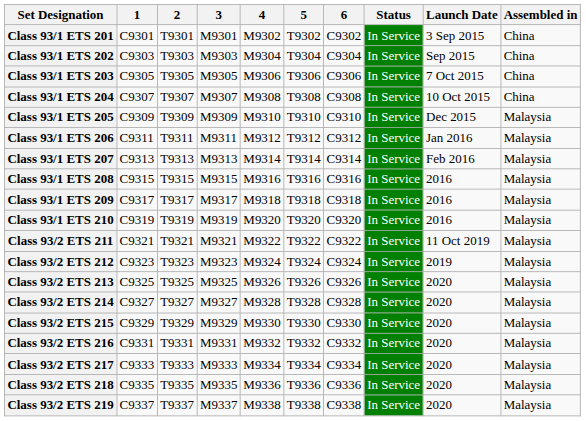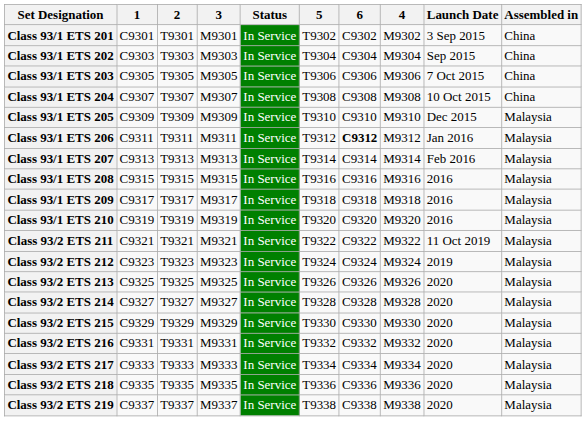columns swapped: (262, 14) <-> (394, 14)
(344, 138) normal -> (360, 138) bold
